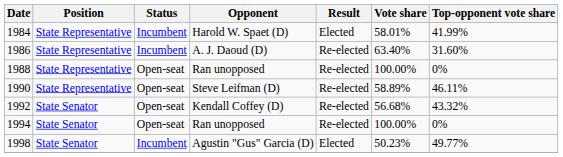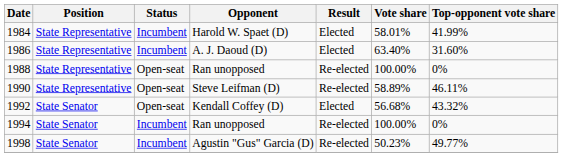(344, 50) Re-elected -> (337, 50) Elected
(344, 106) Re-elected -> (337, 106) Elected
(161, 124) Open-seat -> (162, 124) Incumbent
(337, 143) Elected -> (344, 143) Re-elected
